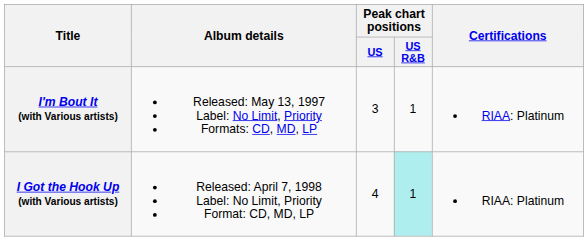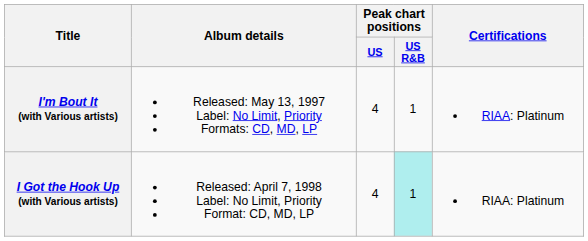(375, 109) 3 -> (375, 109) 4
